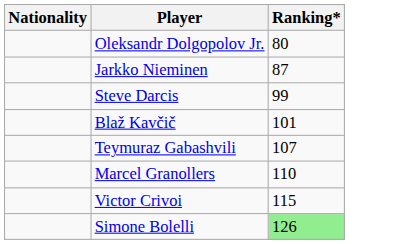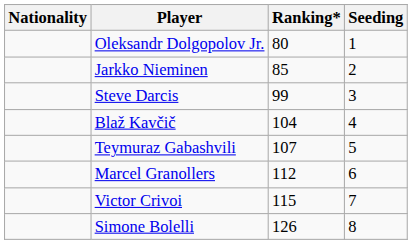+ column: (376, 17)
(280, 69) 87 -> (280, 69) 85
(284, 122) 101 -> (284, 122) 104
(284, 174) 110 -> (284, 174) 112
(284, 226) lightgreen background -> (284, 226) no background
